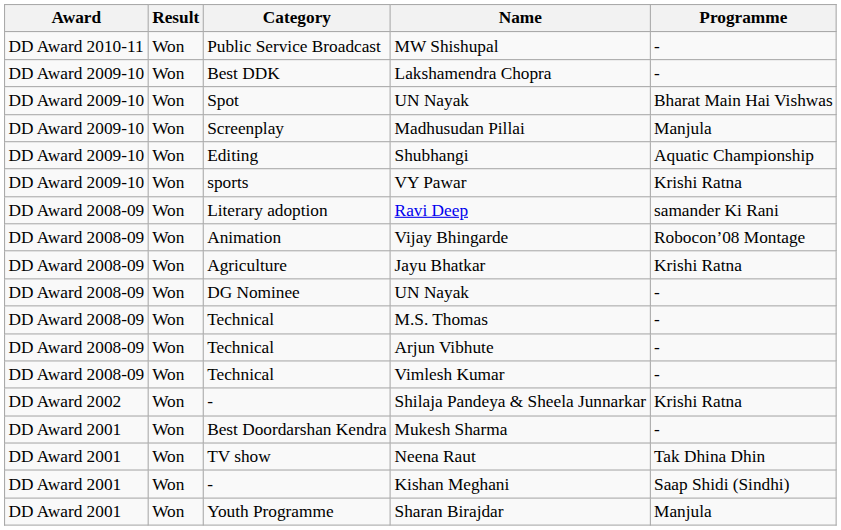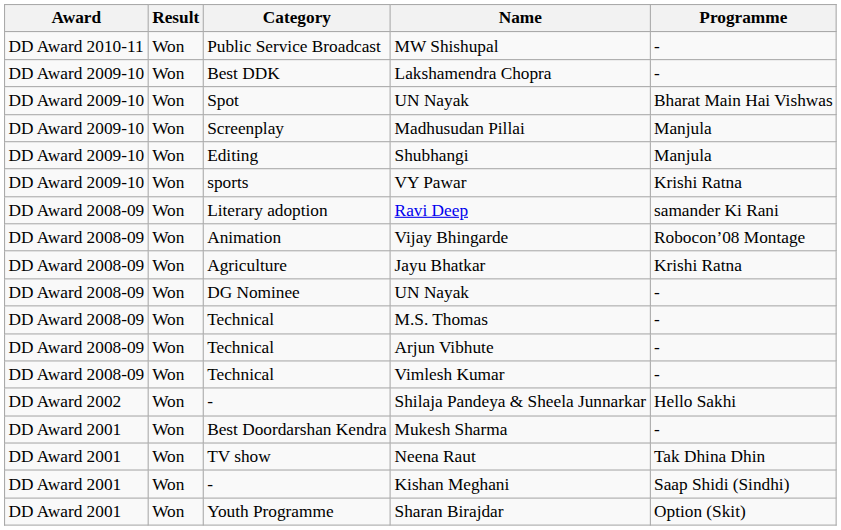(734, 155) Aquatic Championship -> (683, 155) Manjula
(698, 401) Krishi Ratna -> (695, 401) Hello Sakhi
(683, 511) Manjula -> (700, 511) Option (Skit)
